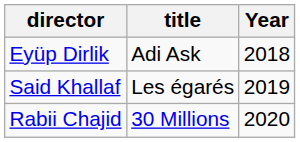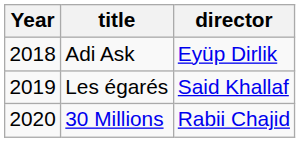columns swapped: (267, 20) <-> (66, 20)
